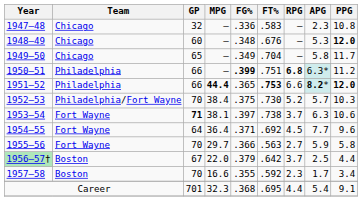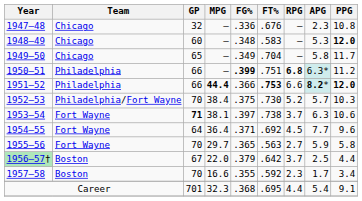(271, 27) .583 -> (271, 27) .676
(271, 42) .676 -> (271, 42) .583
(244, 86) .365 -> (244, 86) .366
(244, 145) .366 -> (244, 145) .365
